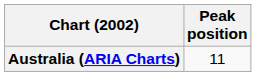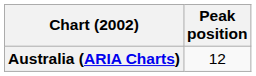(217, 58) 11 -> (217, 58) 12
